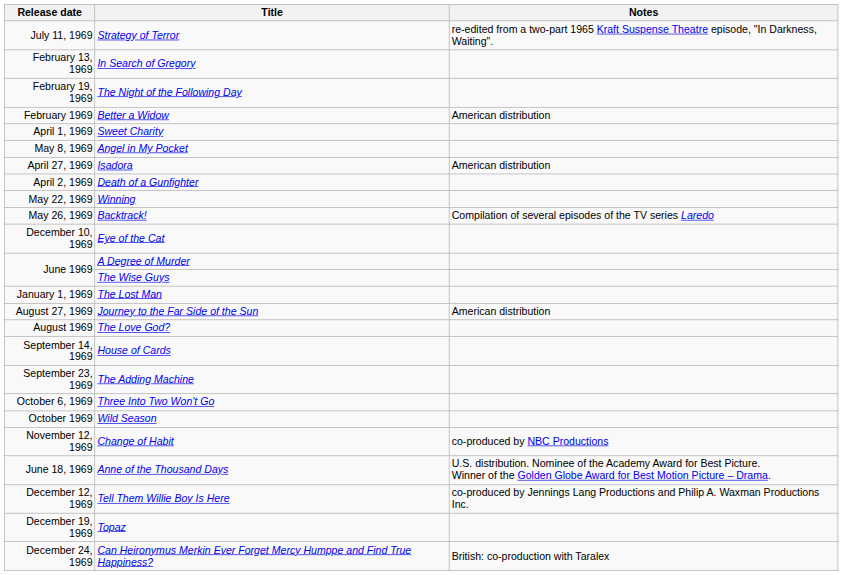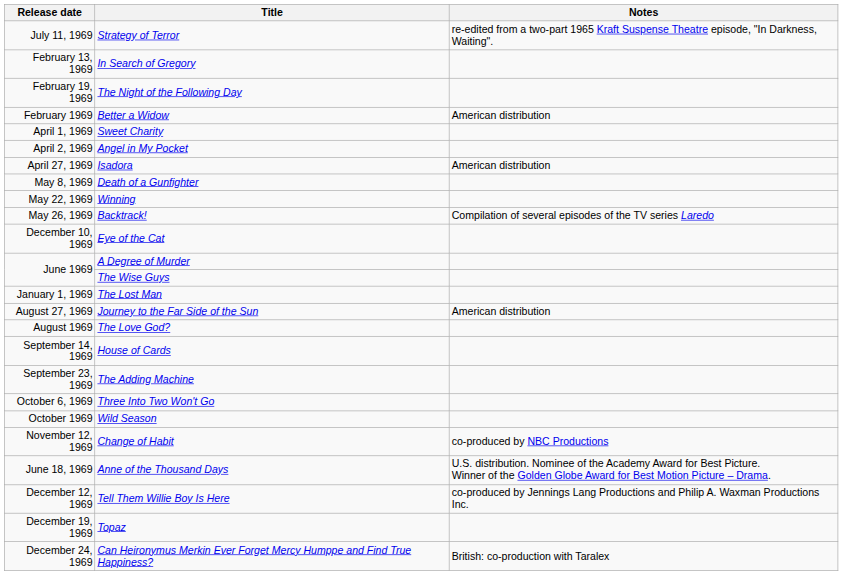(64, 148) May 8, 1969 -> (63, 148) April 2, 1969
(63, 182) April 2, 1969 -> (64, 182) May 8, 1969
